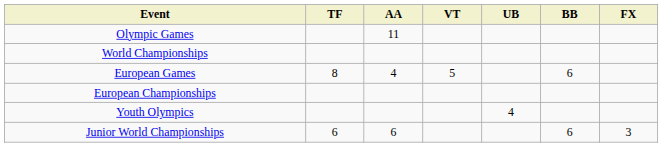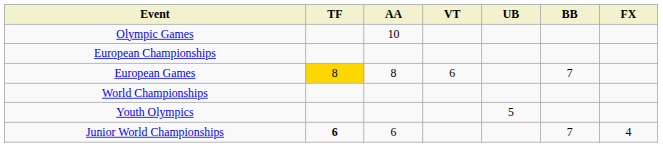(394, 33) 11 -> (394, 33) 10
rows swapped: (155, 53) <-> (155, 92)
(335, 73) no background -> (335, 73) gold background
(394, 73) 4 -> (394, 73) 8
(452, 73) 5 -> (452, 73) 6
(570, 73) 6 -> (570, 73) 7
(511, 112) 4 -> (511, 112) 5
(335, 132) normal -> (335, 132) bold
(570, 132) 6 -> (570, 132) 7
(628, 132) 3 -> (628, 132) 4
